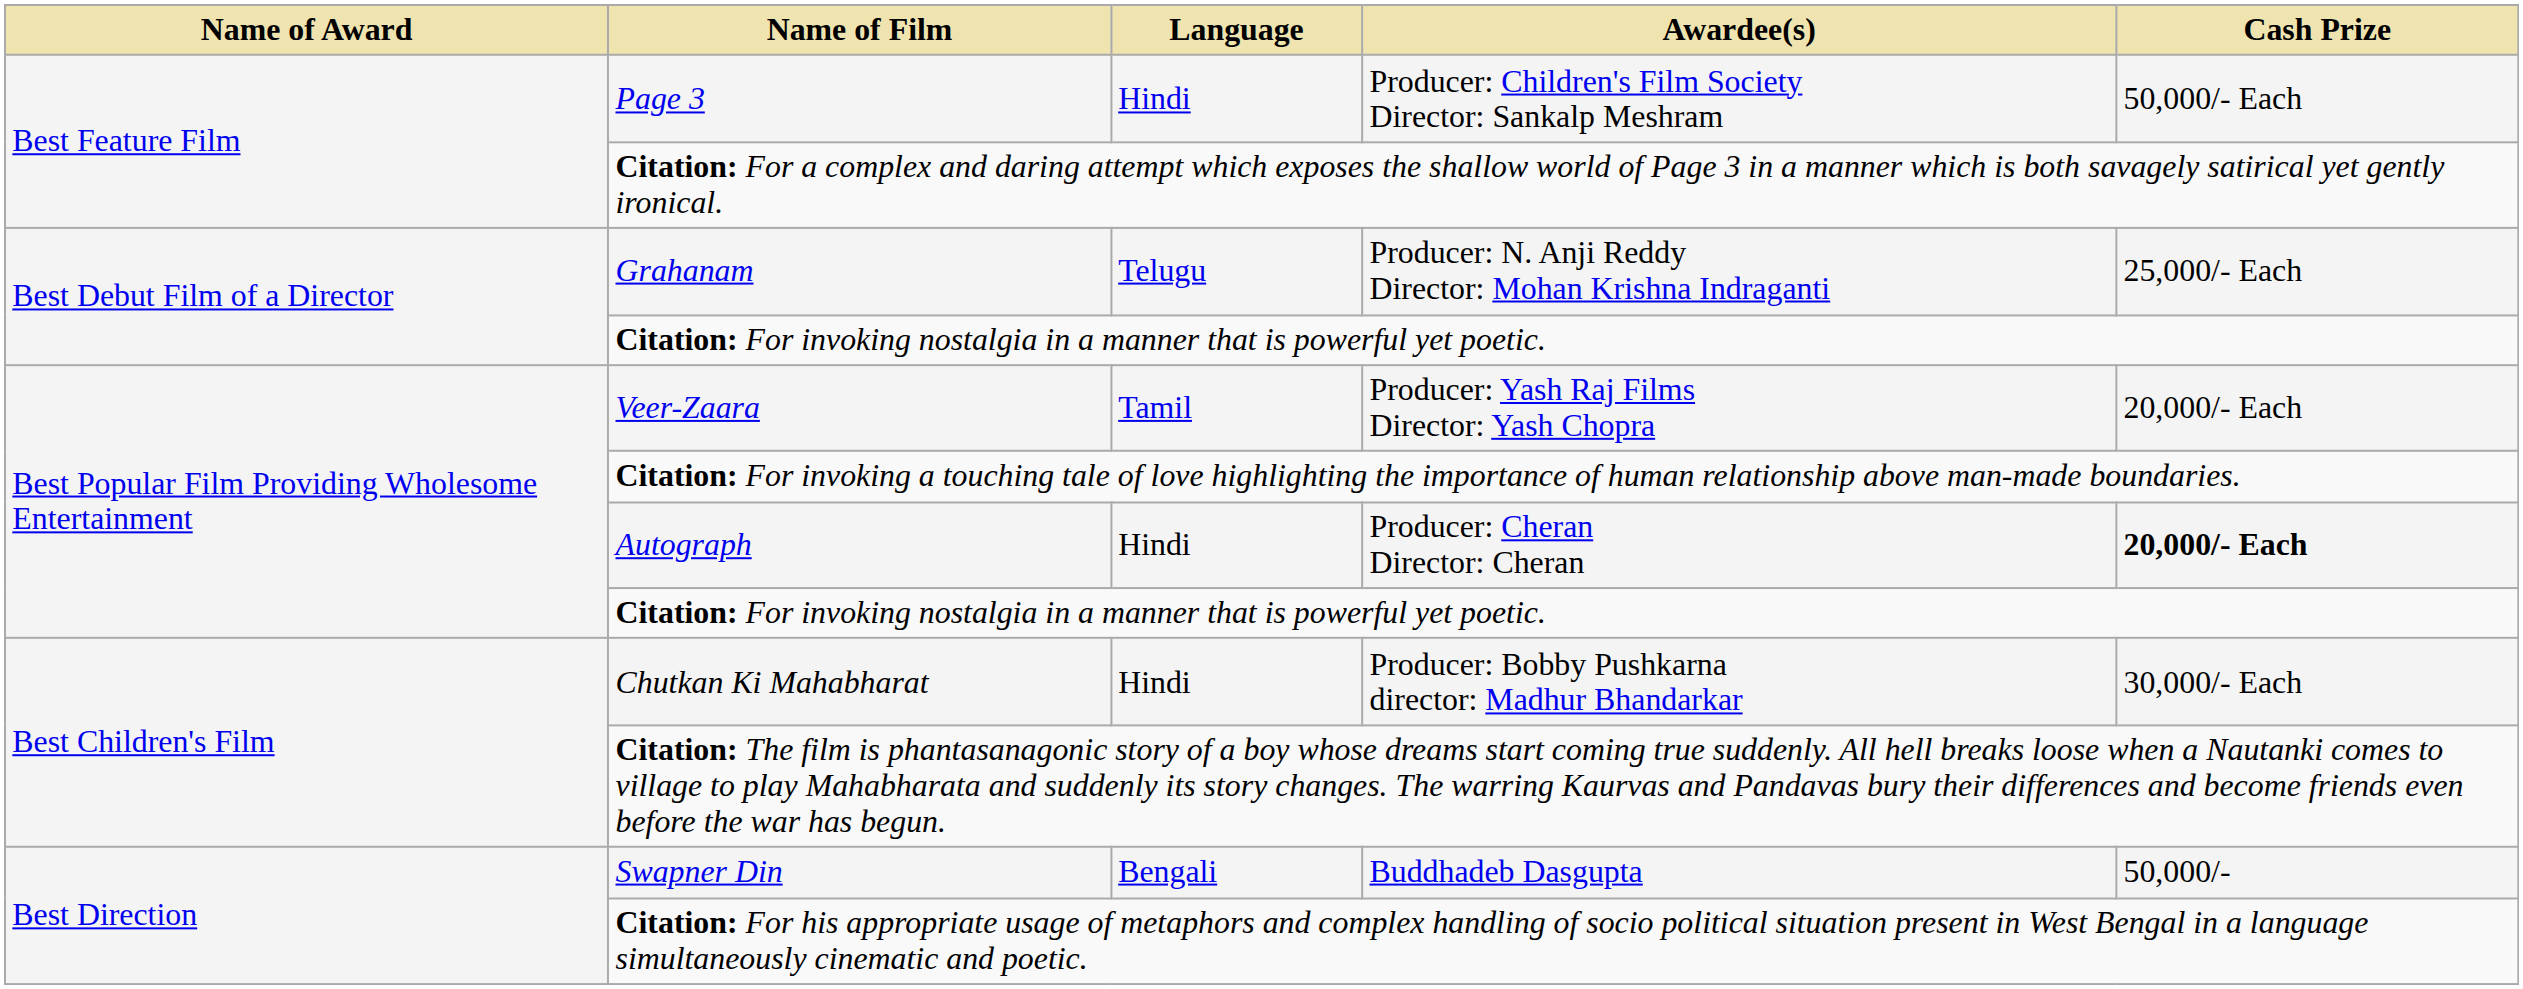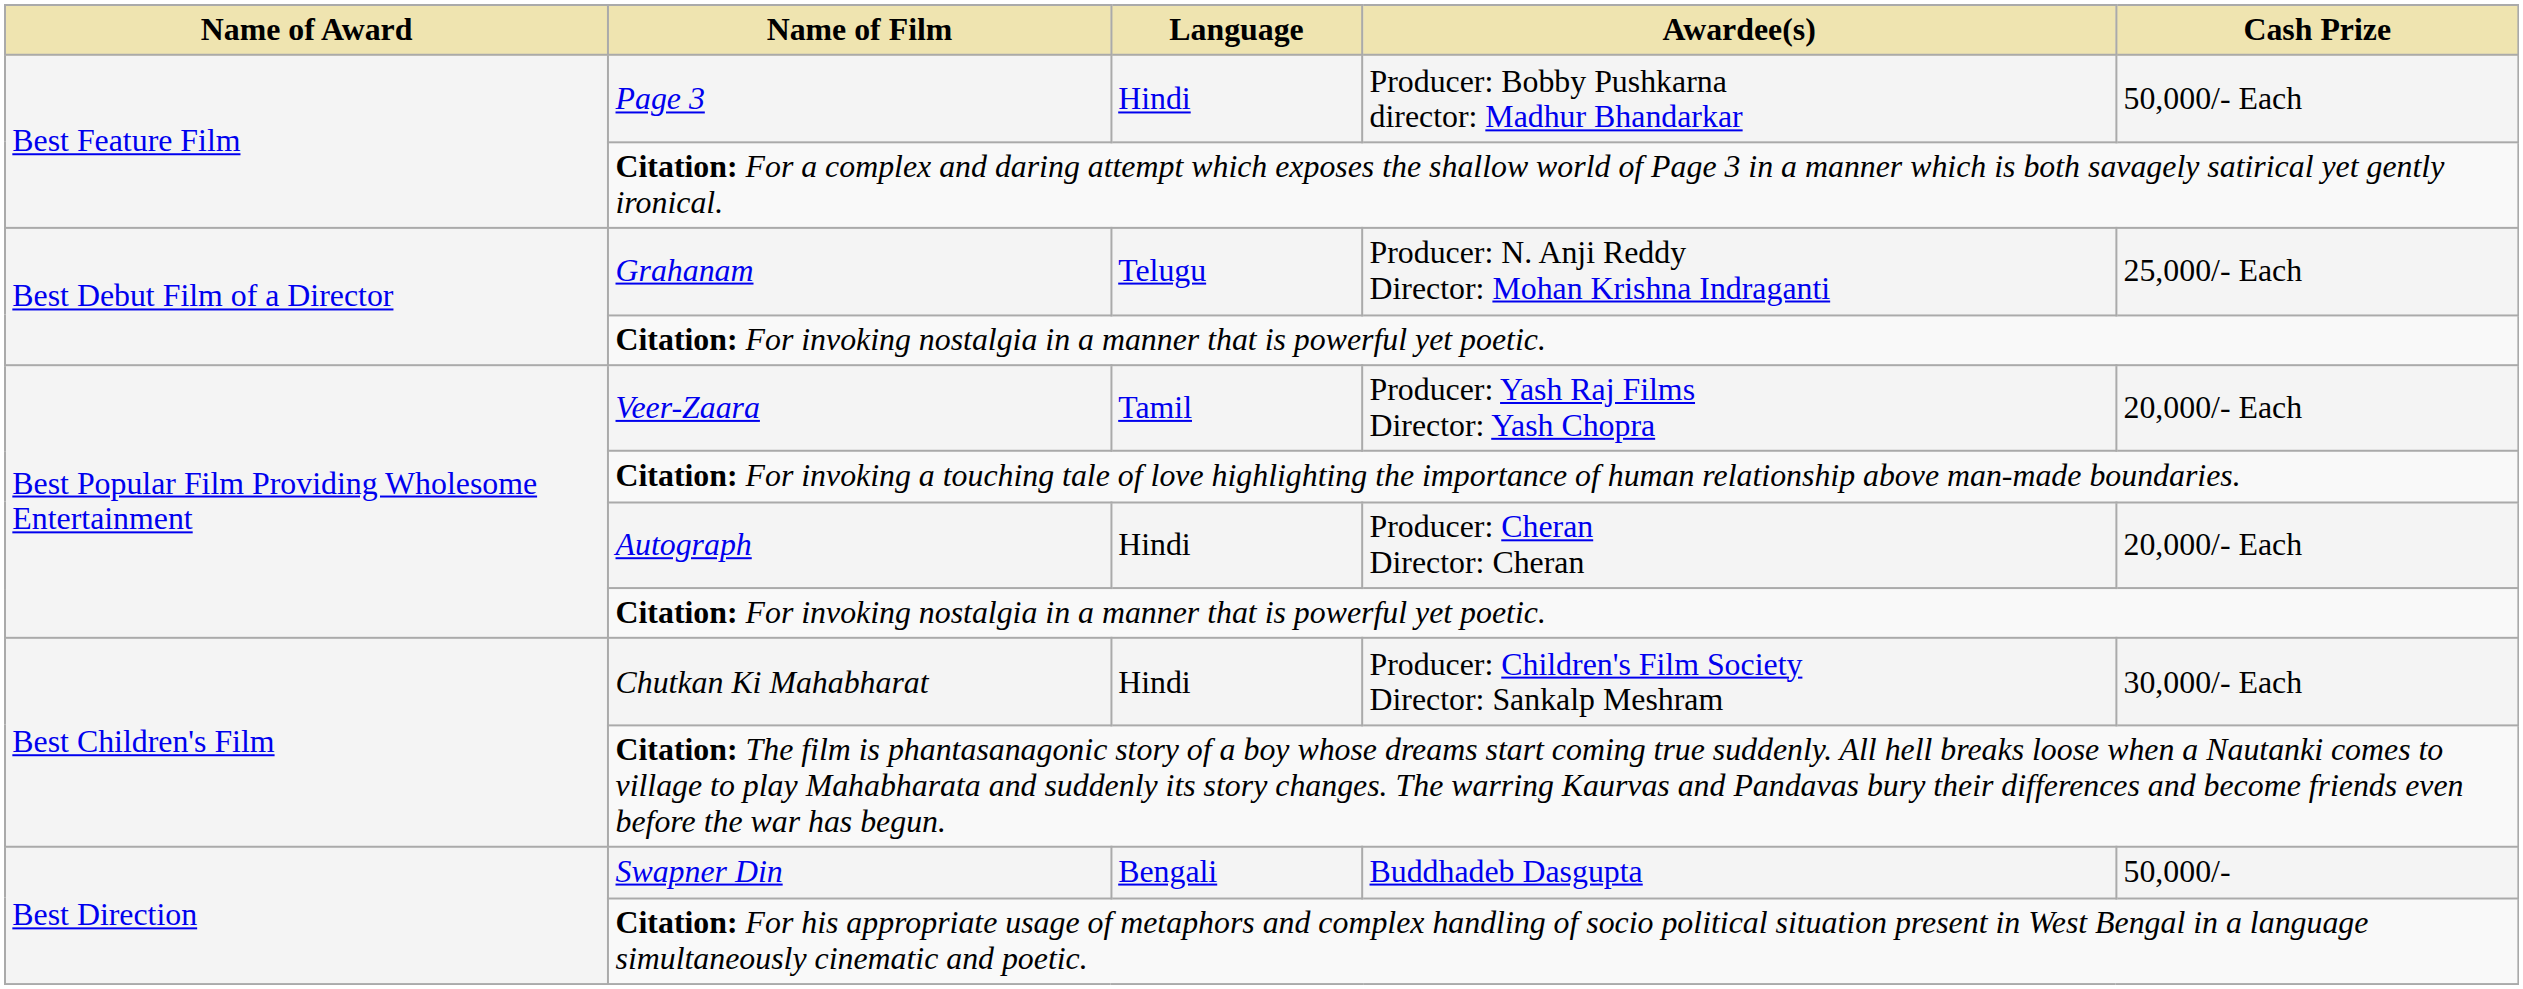(1586, 98) Producer: Children's Film Society Director: Sankalp Meshram -> (1556, 98) Producer: Bobby Pushkarna director: Madhur Bhandarkar
(2215, 544) bold -> (2213, 544) normal
(1556, 681) Producer: Bobby Pushkarna director: Madhur Bhandarkar -> (1586, 681) Producer: Children's Film Society Director: Sankalp Meshram
